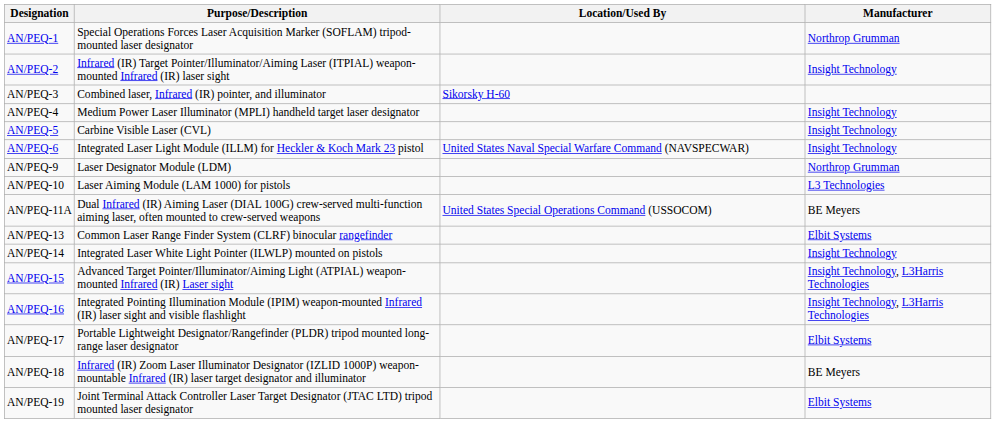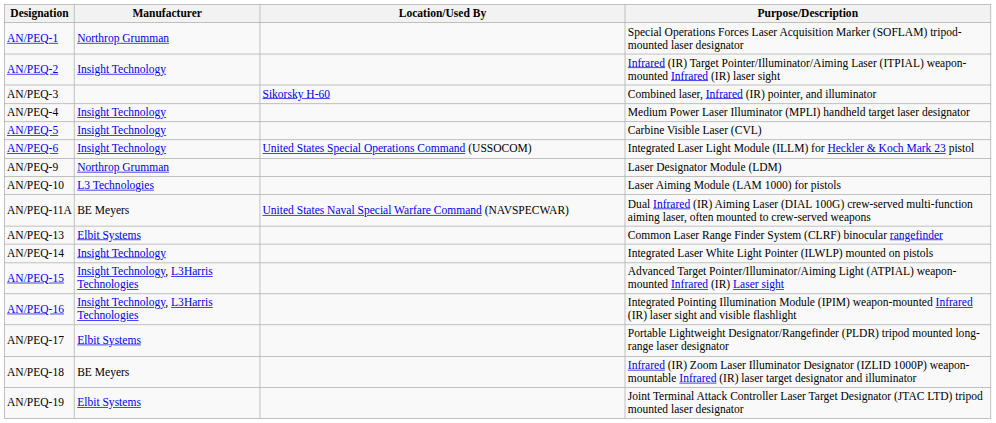columns swapped: (257, 13) <-> (898, 13)
(596, 149) United States Naval Special Warfare Command (NAVSPECWAR) -> (397, 149) United States Special Operations Command (USSOCOM)
(577, 210) United States Special Operations Command (USSOCOM) -> (416, 210) United States Naval Special Warfare Command (NAVSPECWAR)
